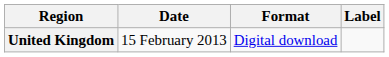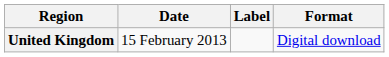columns swapped: (286, 16) <-> (362, 16)
